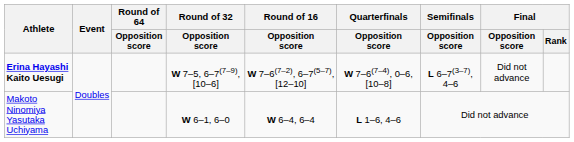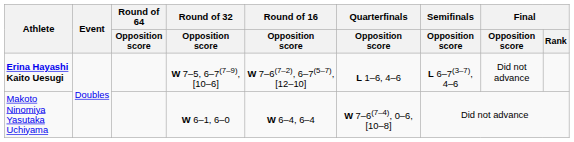(379, 78) W 7–6(7–4), 0–6, [10–8] -> (379, 78) L 1–6, 4–6
(379, 120) L 1–6, 4–6 -> (379, 120) W 7–6(7–4), 0–6, [10–8]
